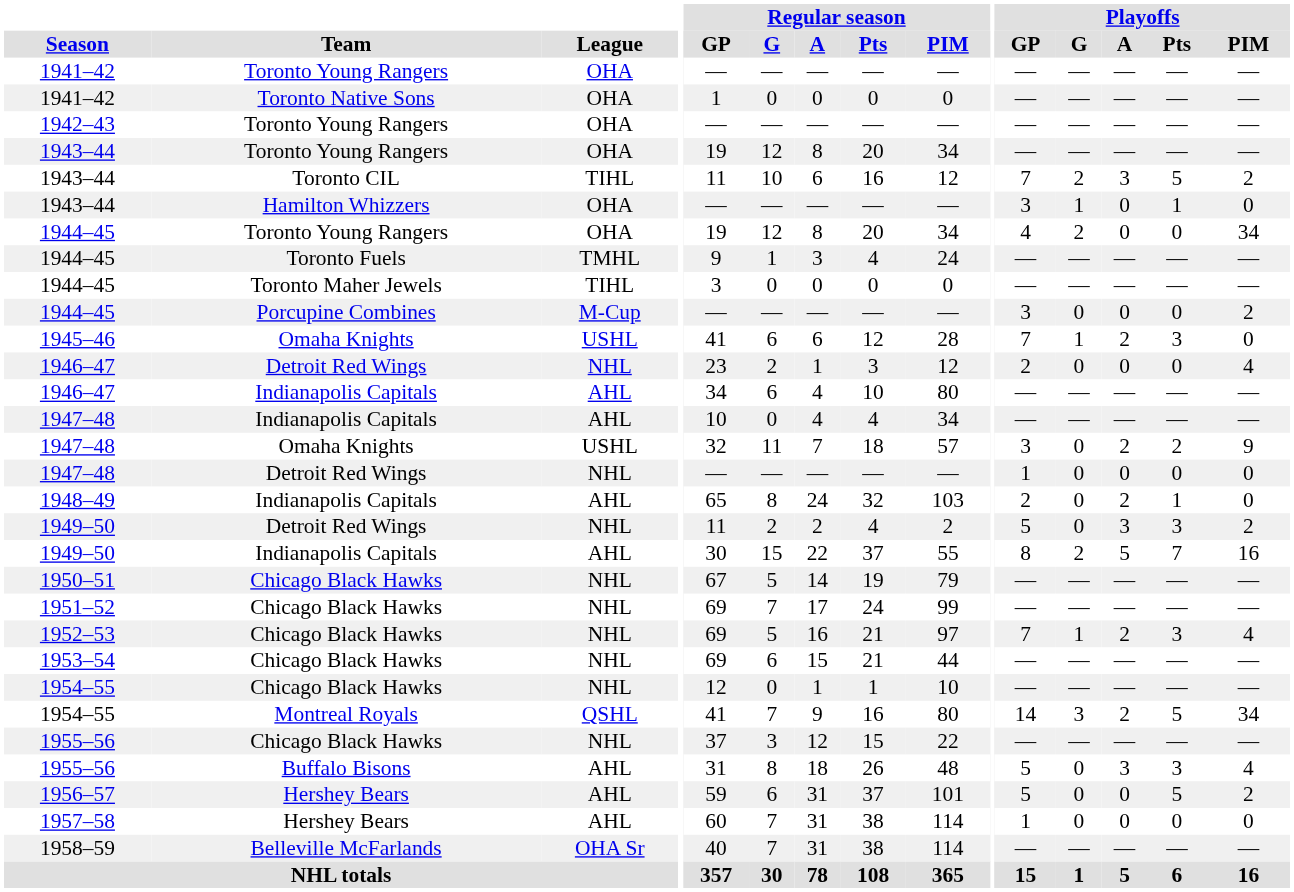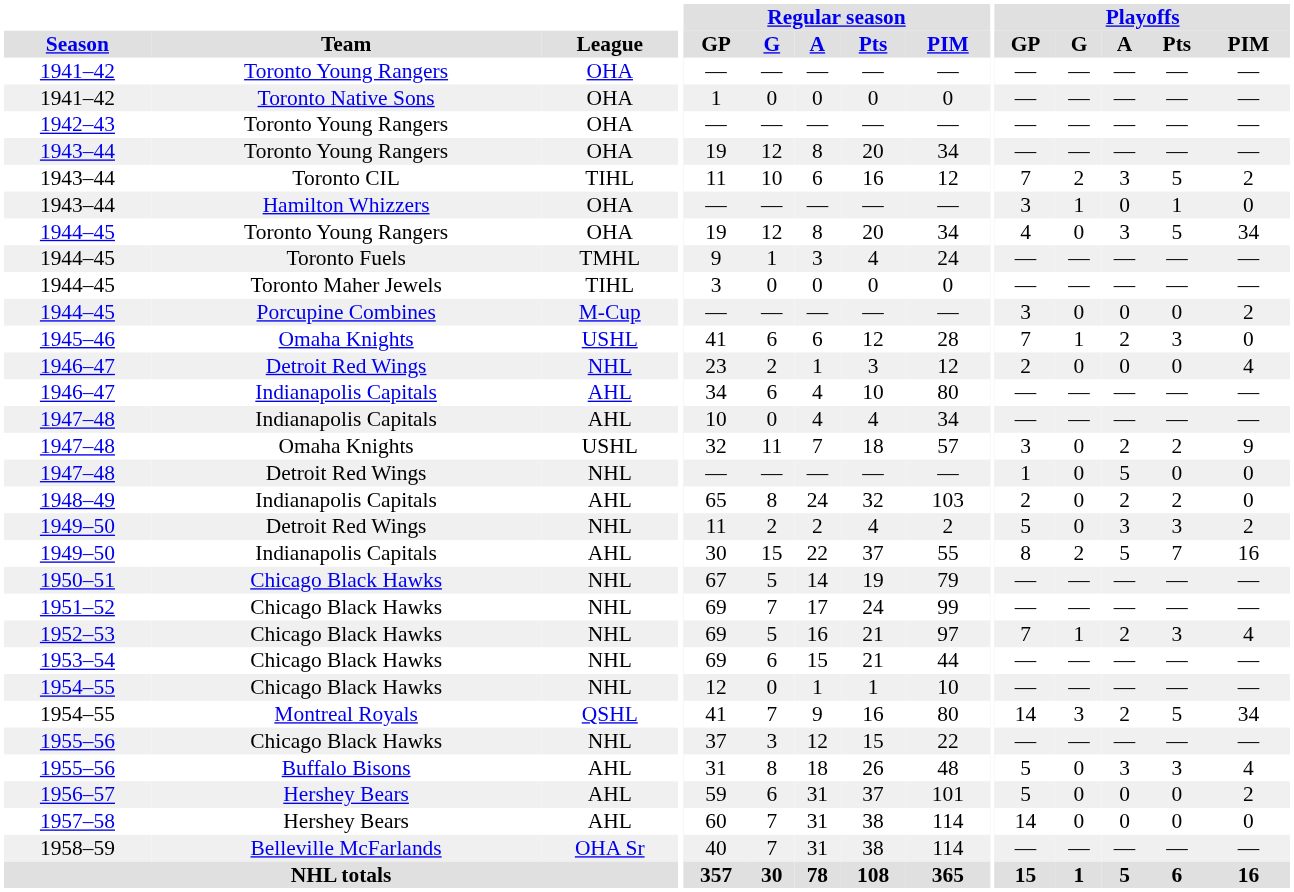(1079, 231) 2 -> (1079, 231) 0
(1125, 231) 0 -> (1125, 231) 3
(1177, 231) 0 -> (1177, 231) 5
(1125, 472) 0 -> (1125, 472) 5
(1177, 499) 1 -> (1177, 499) 2
(1177, 794) 5 -> (1177, 794) 0
(1026, 821) 1 -> (1026, 821) 14
